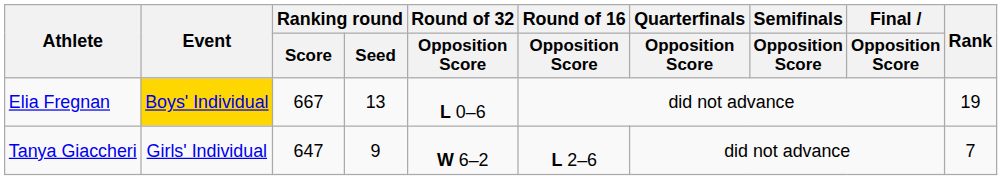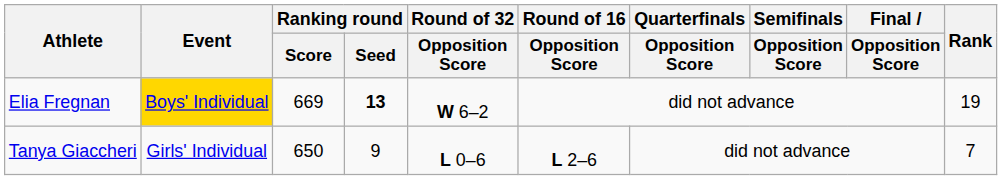(308, 102) 667 -> (308, 102) 669
(376, 102) normal -> (376, 102) bold
(463, 112) L 0–6 -> (463, 112) W 6–2
(308, 151) 647 -> (308, 151) 650
(463, 160) W 6–2 -> (463, 160) L 0–6
